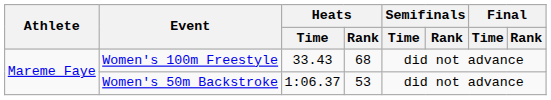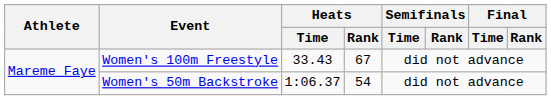(363, 60) 68 -> (363, 60) 67
(363, 83) 53 -> (363, 83) 54
